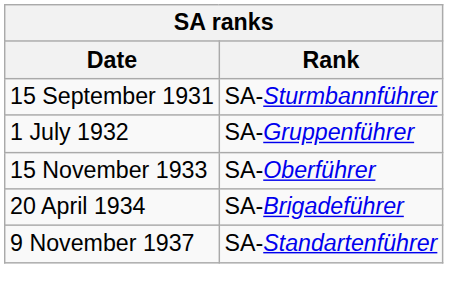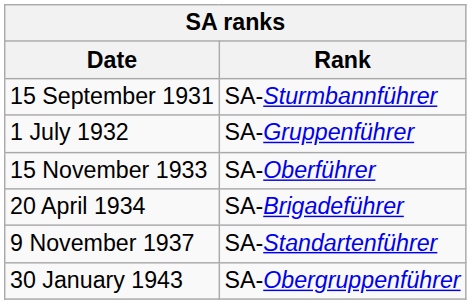+ row: (96, 280)
